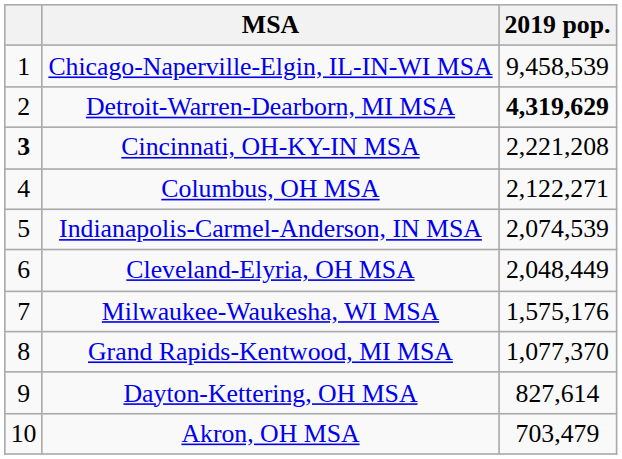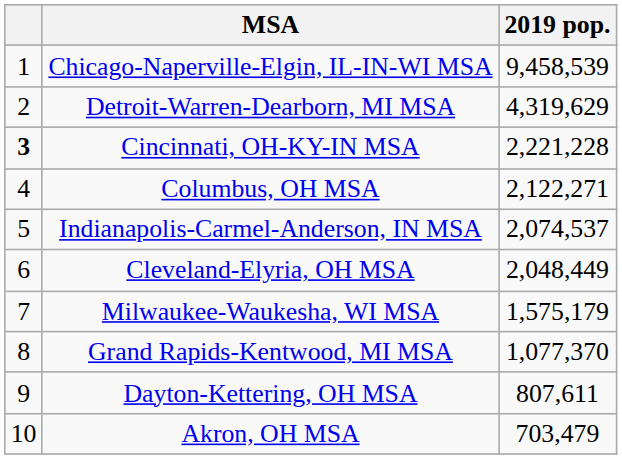(557, 106) bold -> (557, 106) normal
(557, 147) 2,221,208 -> (557, 147) 2,221,228
(557, 229) 2,074,539 -> (557, 229) 2,074,537
(557, 310) 1,575,176 -> (557, 310) 1,575,179
(557, 392) 827,614 -> (557, 392) 807,611
